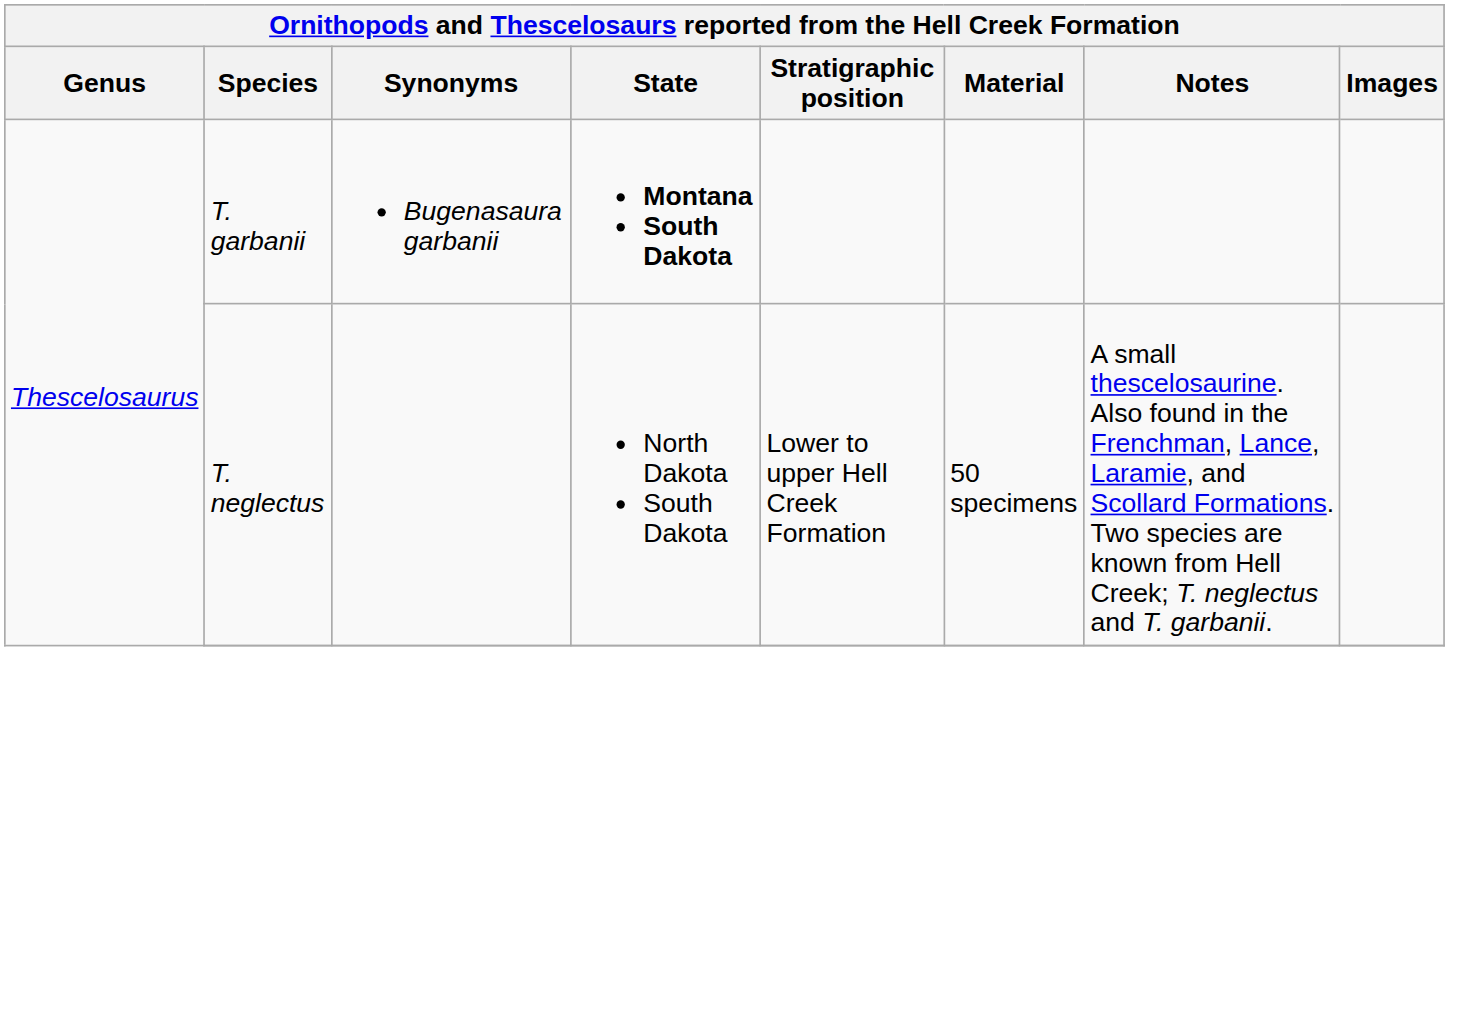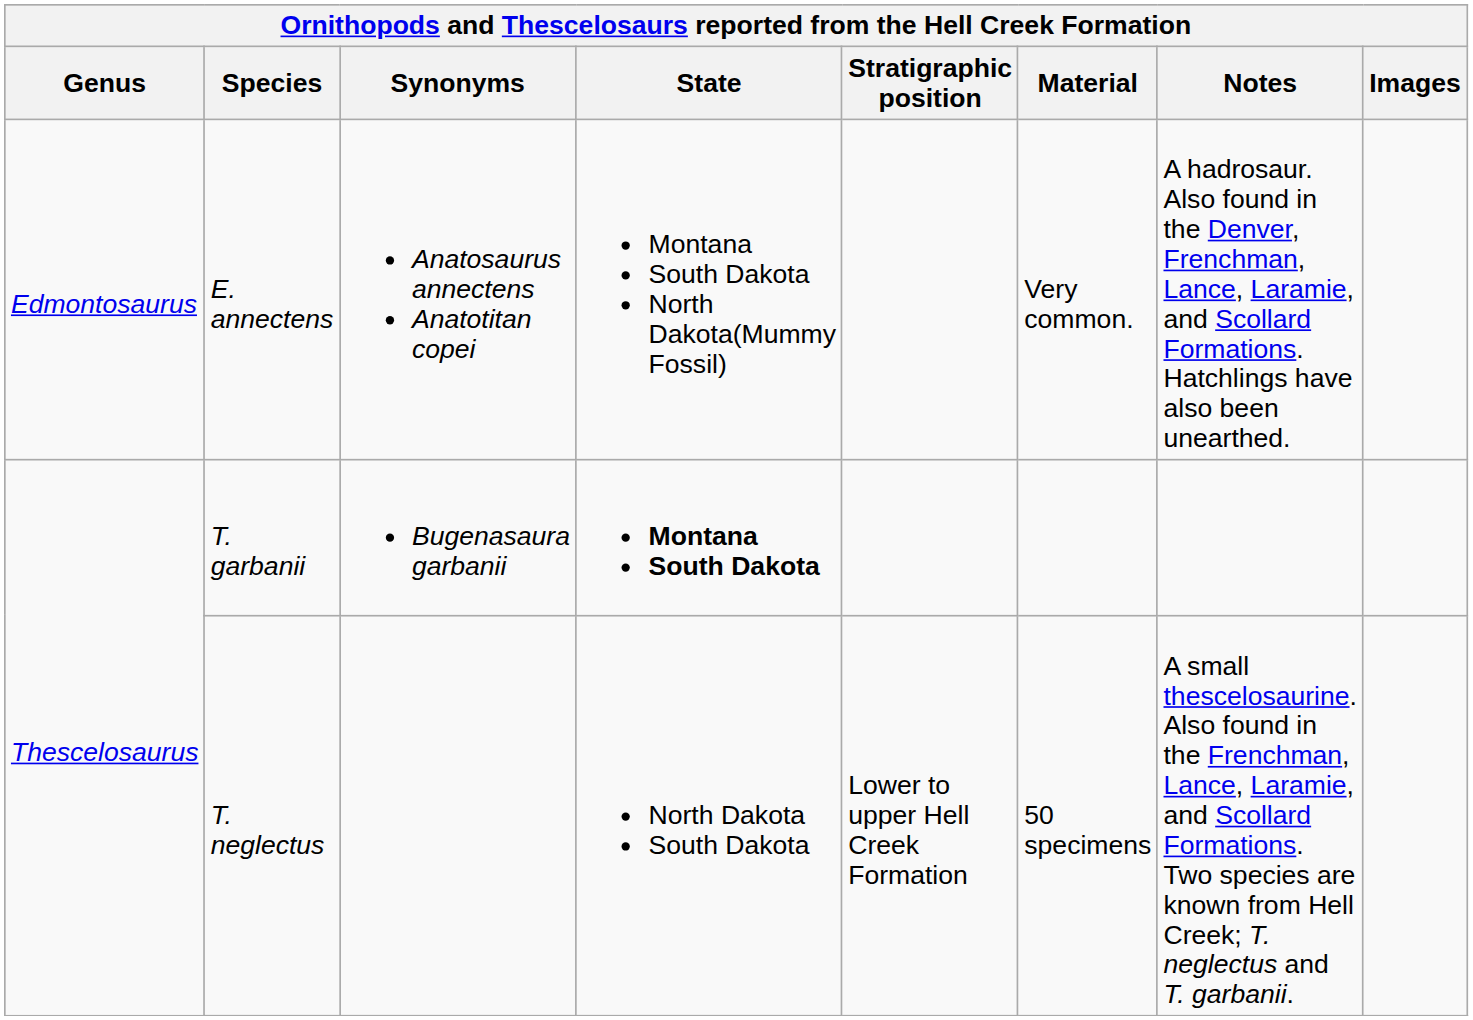+ row: (272, 304)
